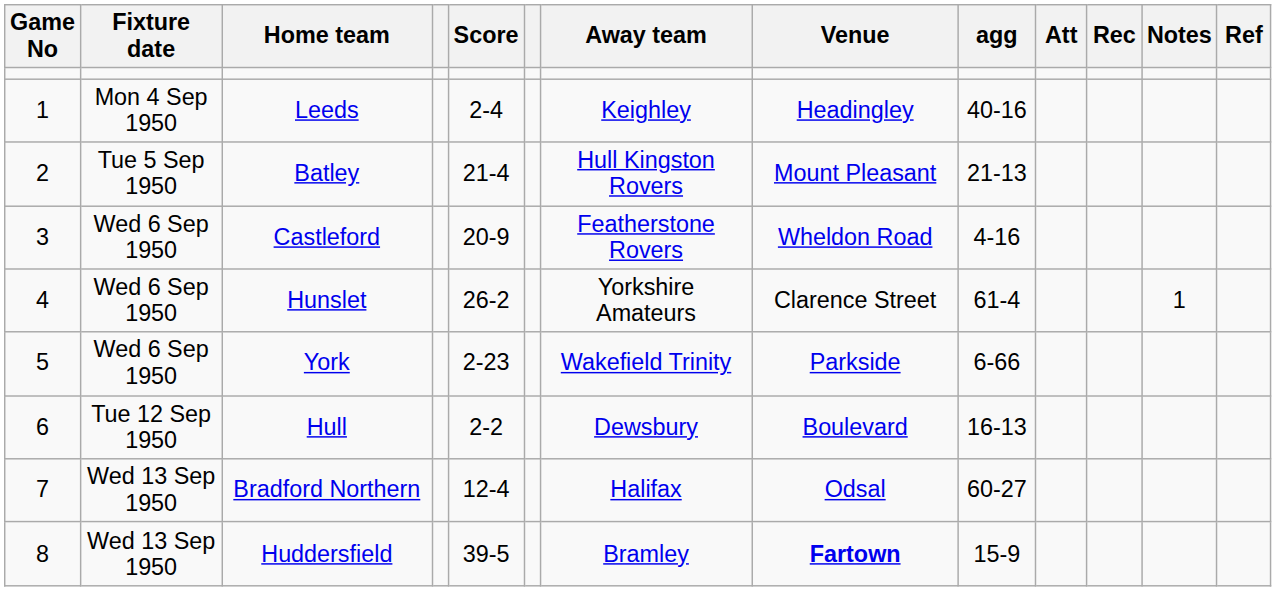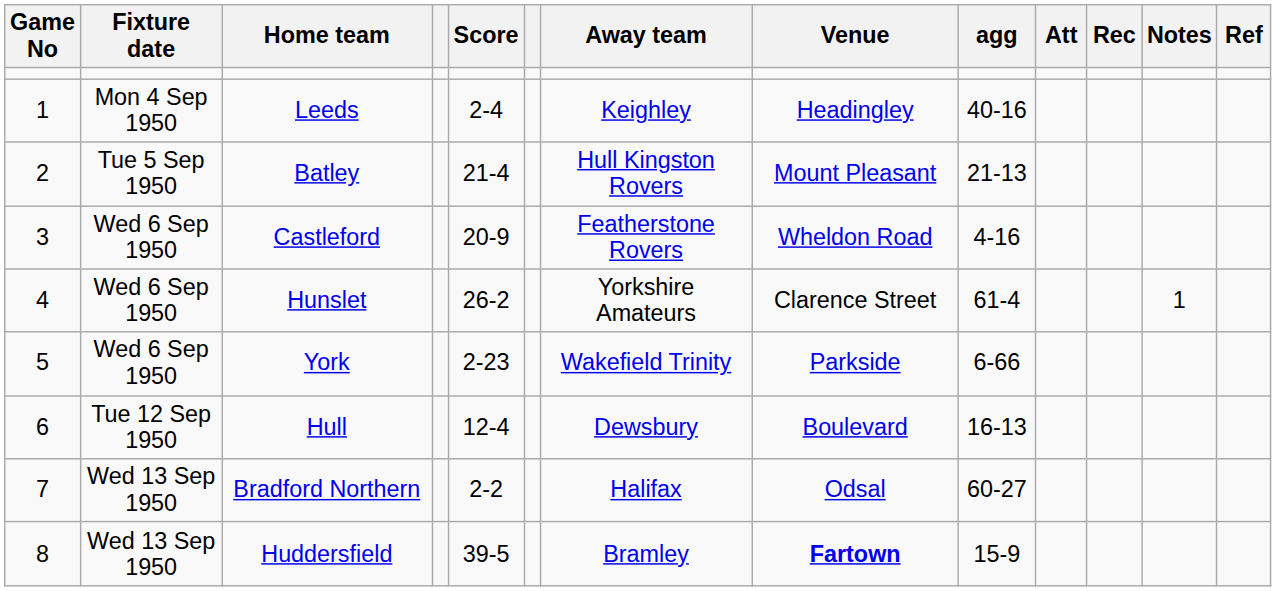(486, 426) 2-2 -> (486, 426) 12-4
(486, 490) 12-4 -> (486, 490) 2-2
